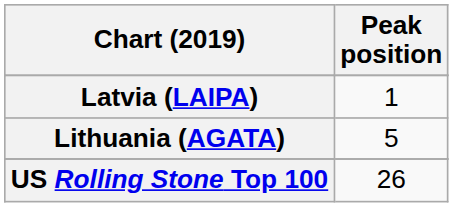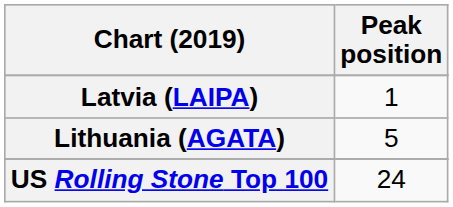(391, 179) 26 -> (391, 179) 24
